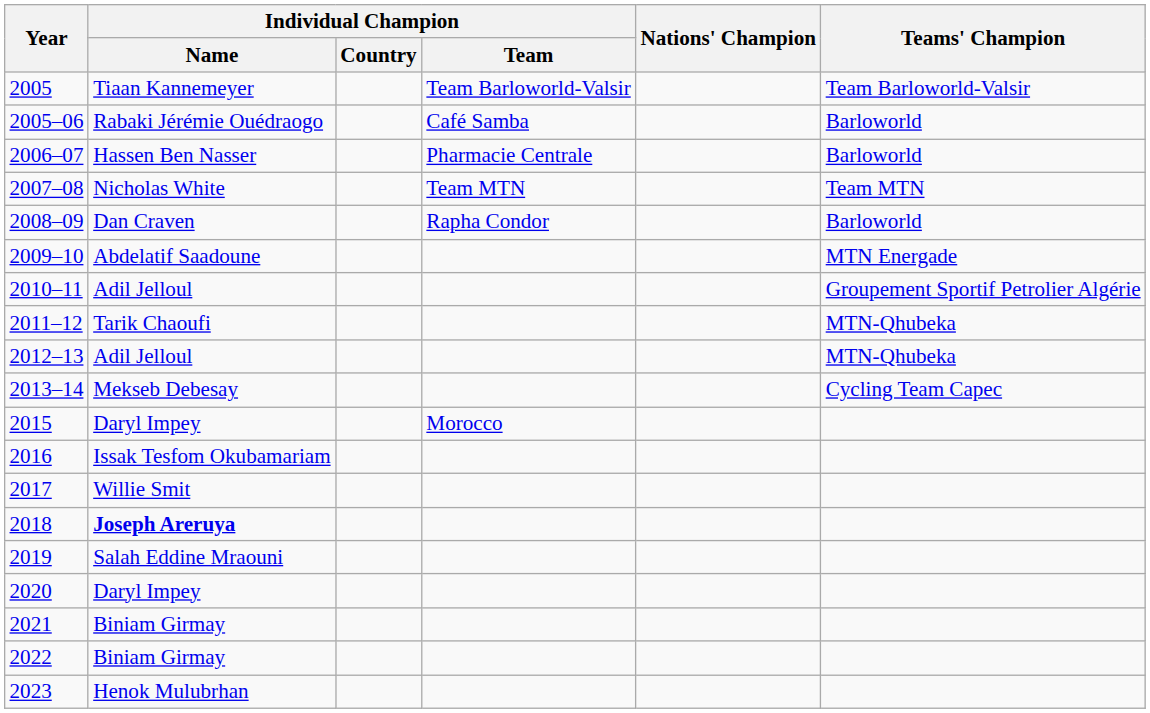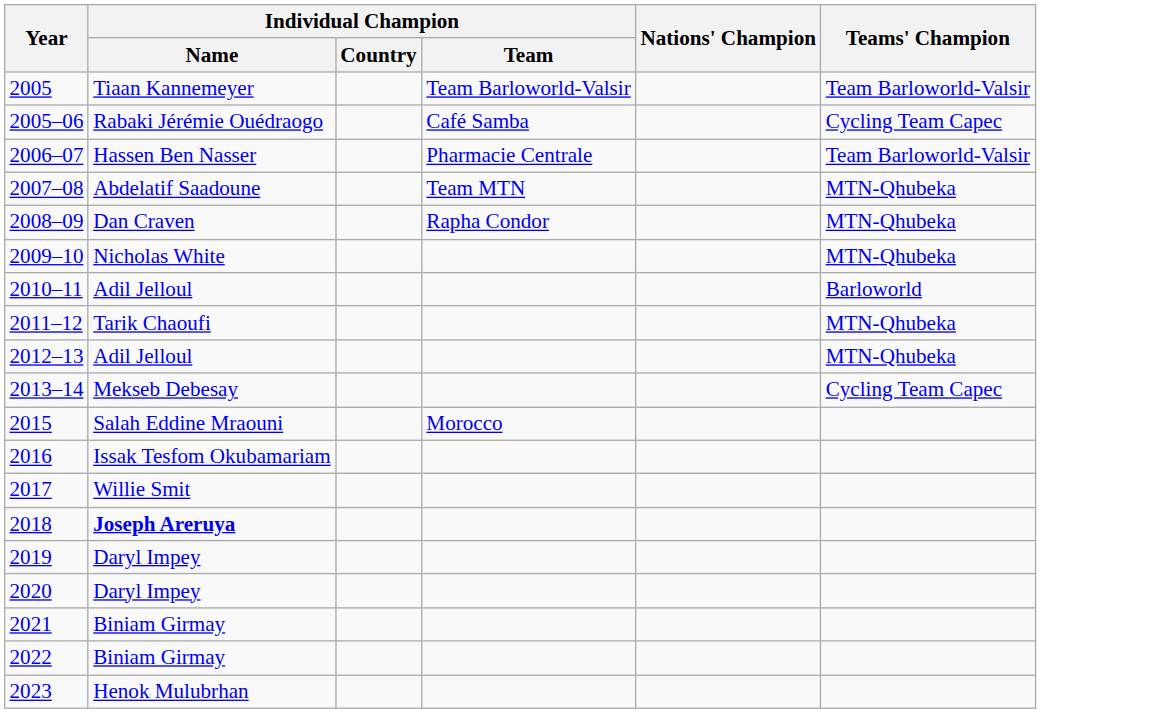(874, 121) Barloworld -> (914, 121) Cycling Team Capec
(874, 155) Barloworld -> (928, 155) Team Barloworld-Valsir
(159, 188) Nicholas White -> (177, 188) Abdelatif Saadoune
(875, 188) Team MTN -> (891, 188) MTN-Qhubeka
(874, 222) Barloworld -> (891, 222) MTN-Qhubeka
(177, 255) Abdelatif Saadoune -> (159, 255) Nicholas White
(891, 255) MTN Energade -> (891, 255) MTN-Qhubeka
(983, 289) Groupement Sportif Petrolier Algérie -> (874, 289) Barloworld
(147, 423) Daryl Impey -> (188, 423) Salah Eddine Mraouni
(188, 557) Salah Eddine Mraouni -> (147, 557) Daryl Impey
